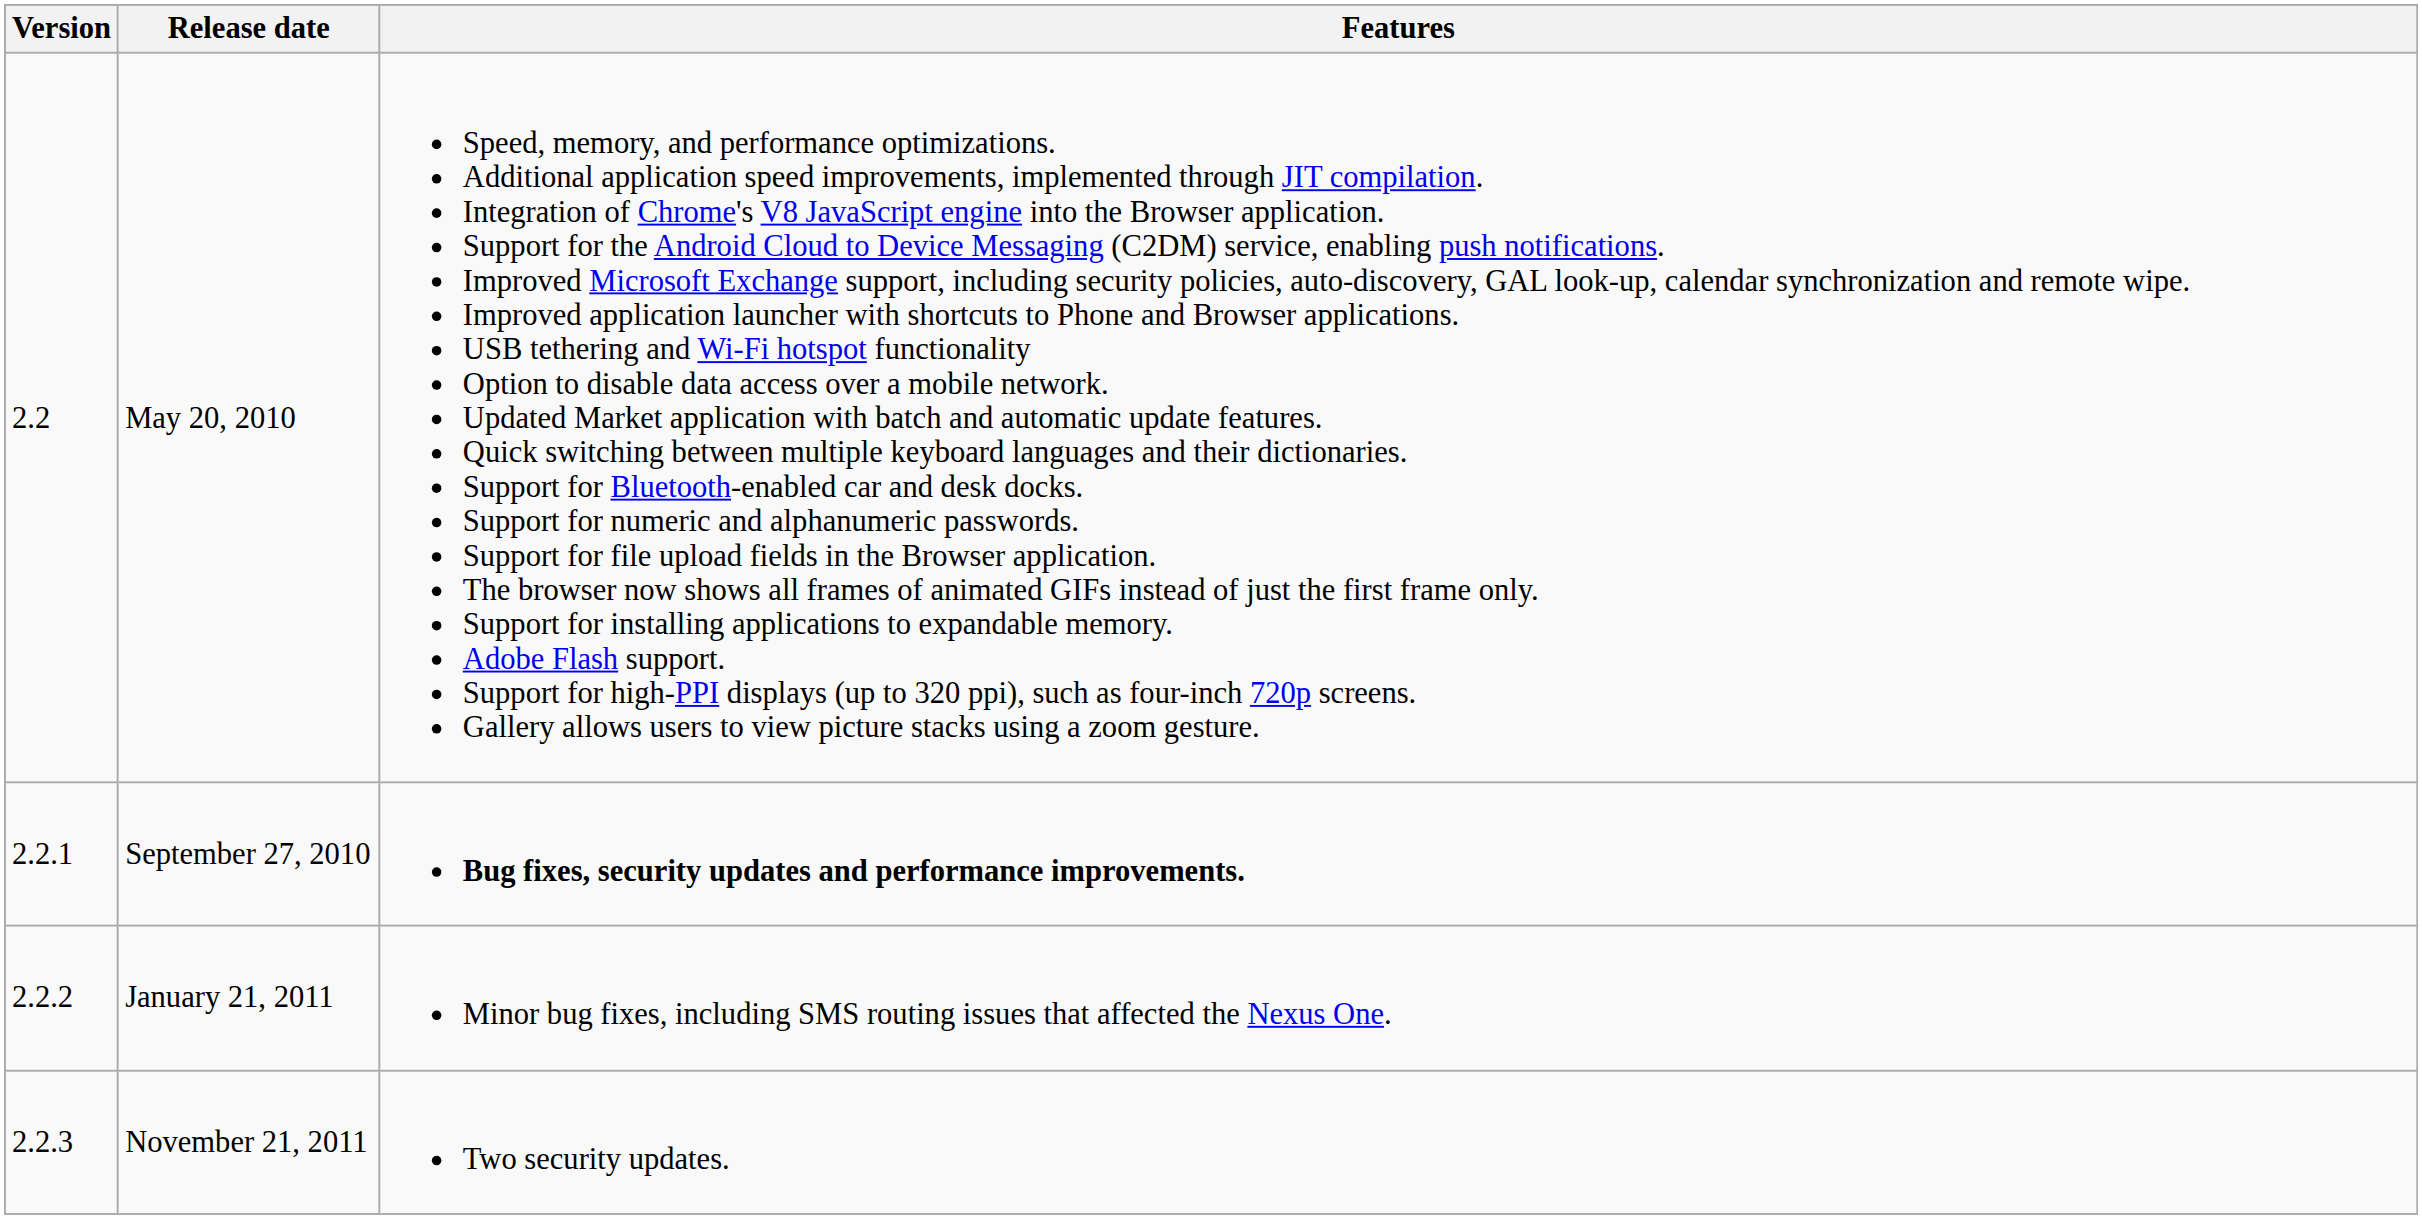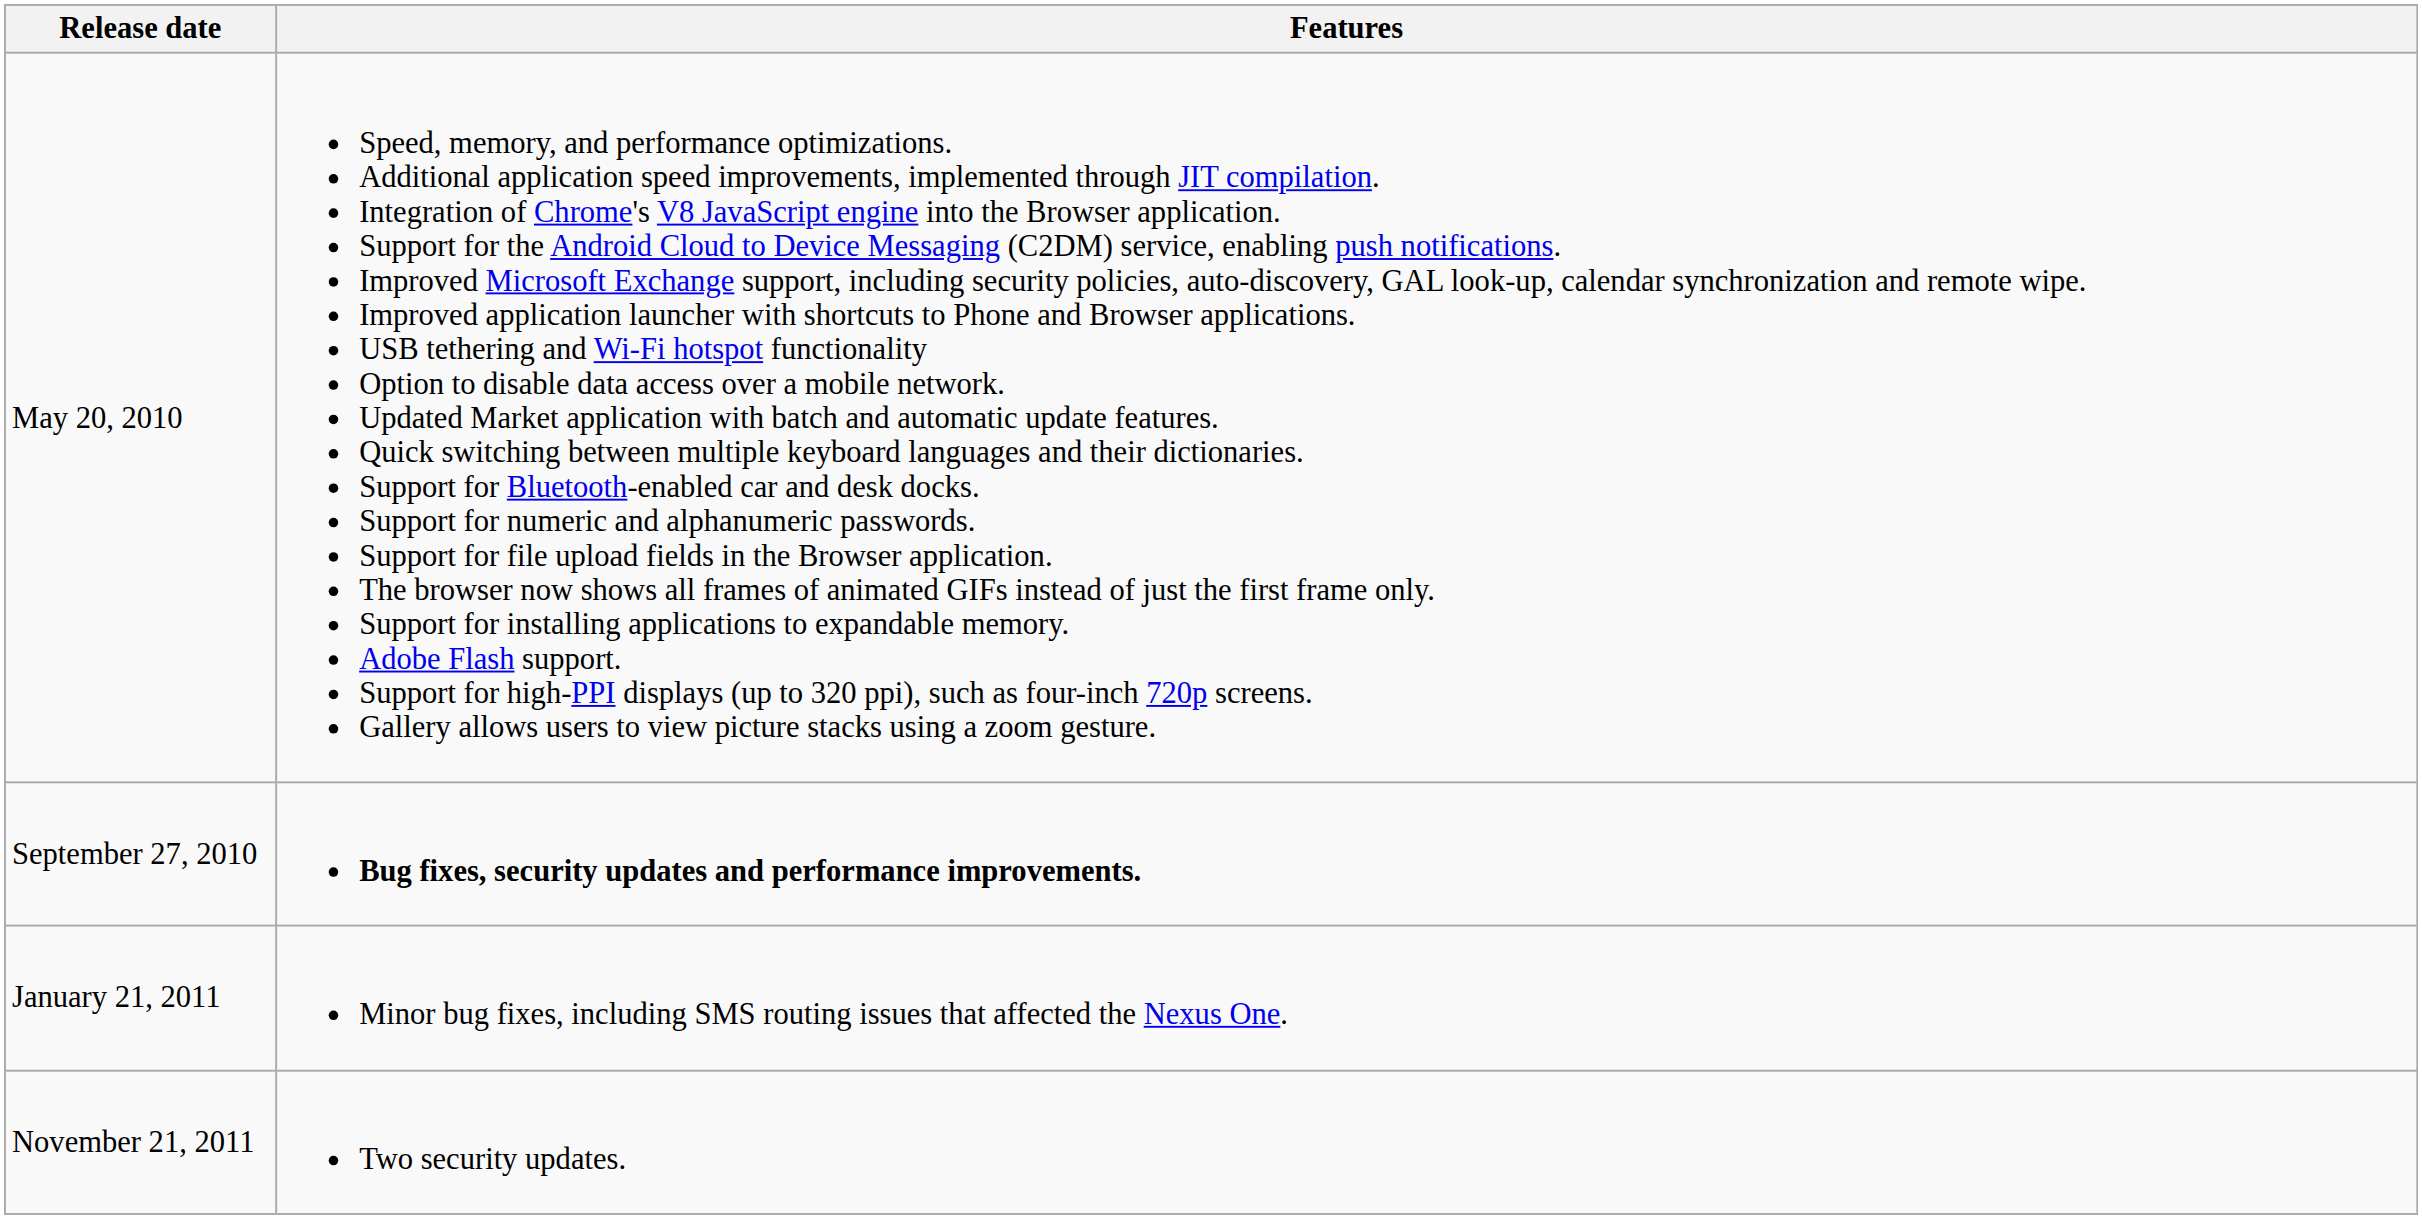- column: (62, 28)
